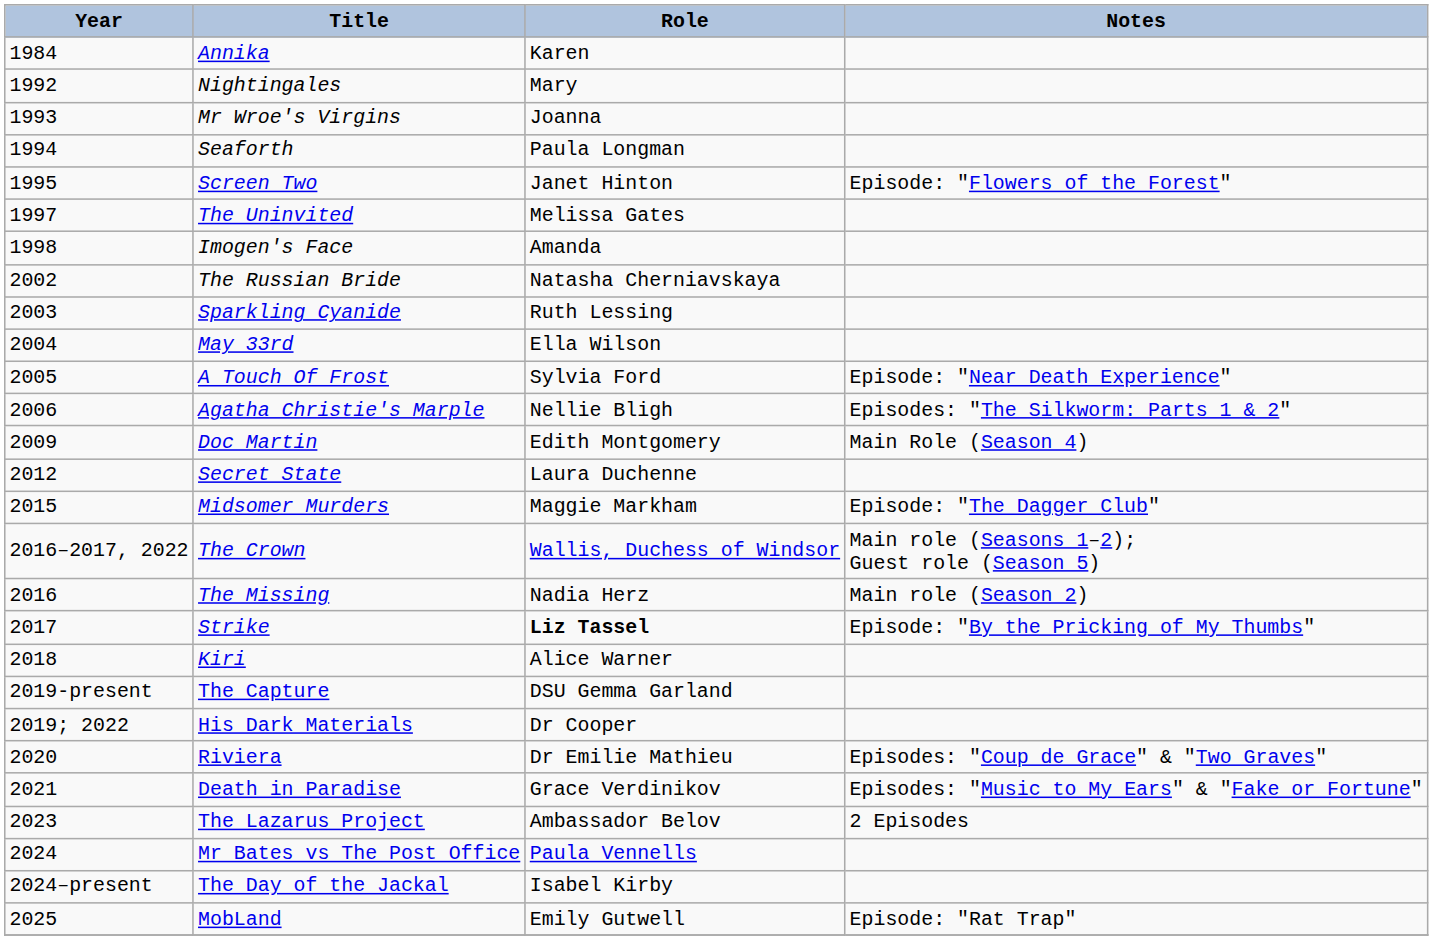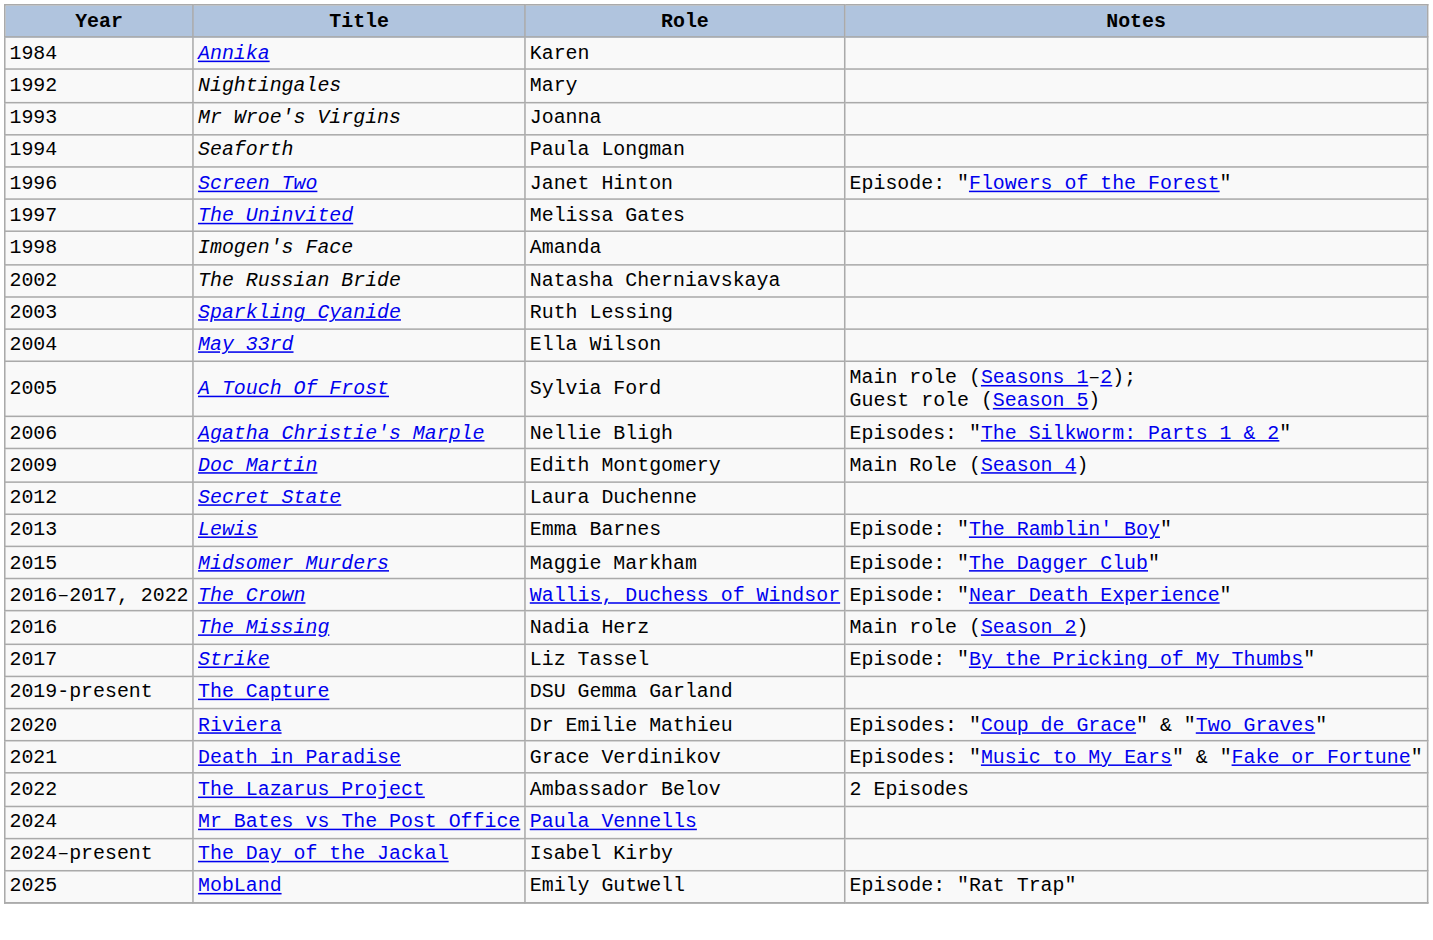(33, 183) 1995 -> (33, 183) 1996
(1041, 378) Episode: "Near Death Experience" -> (993, 389) Main role (Seasons 1–2); Guest role (Season 5)
+ row: (228, 530)
(993, 551) Main role (Seasons 1–2); Guest role (Season 5) -> (1041, 595) Episode: "Near Death Experience"
(589, 627) bold -> (589, 660) normal
- row: (222, 660)
- row: (305, 725)
(33, 822) 2023 -> (33, 790) 2022
